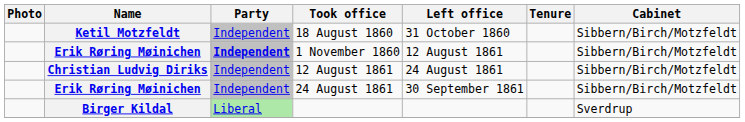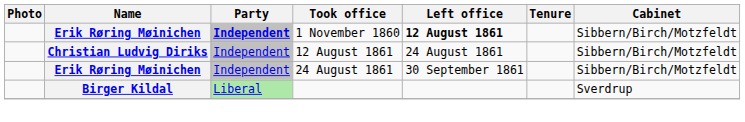- row: (128, 33)
(454, 52) normal -> (454, 33) bold
